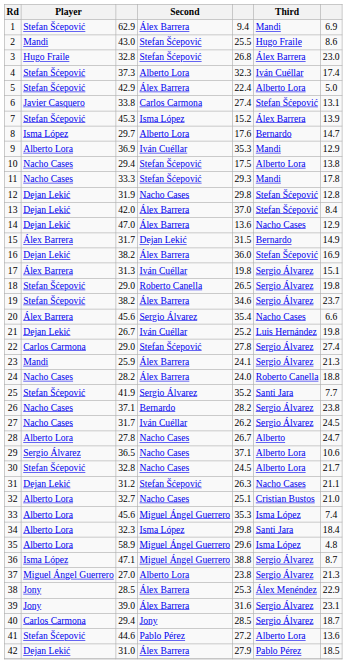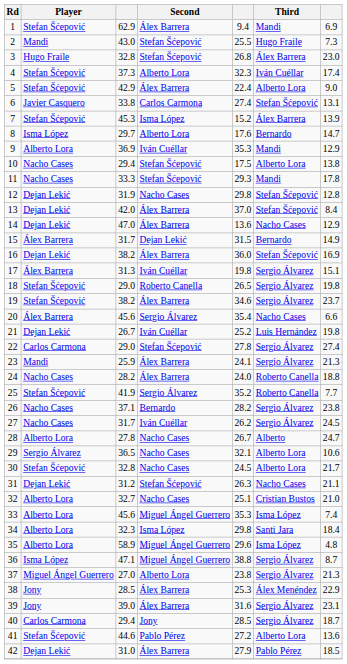(331, 42) 8.6 -> (331, 42) 7.3
(331, 88) 5.0 -> (331, 88) 9.0
(275, 392) Santi Jara -> (287, 392) Roberto Canella
(243, 453) 37.1 -> (243, 453) 32.1
